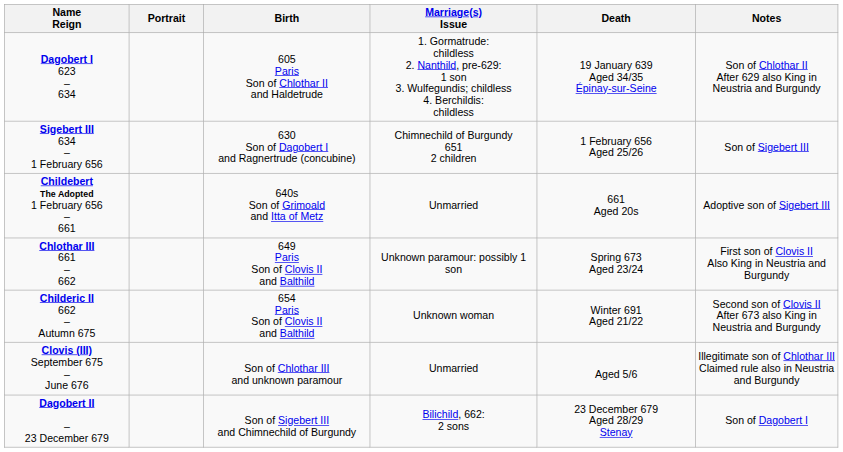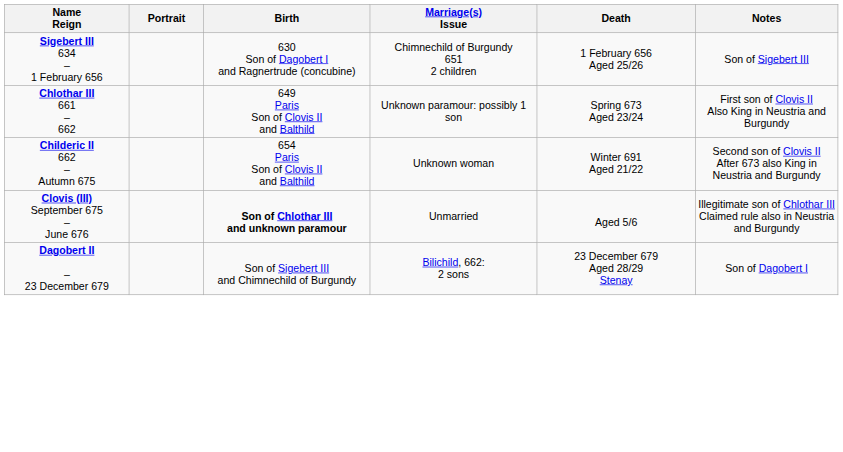- row: (67, 77)
- row: (67, 205)
(287, 374) normal -> (287, 222) bold
